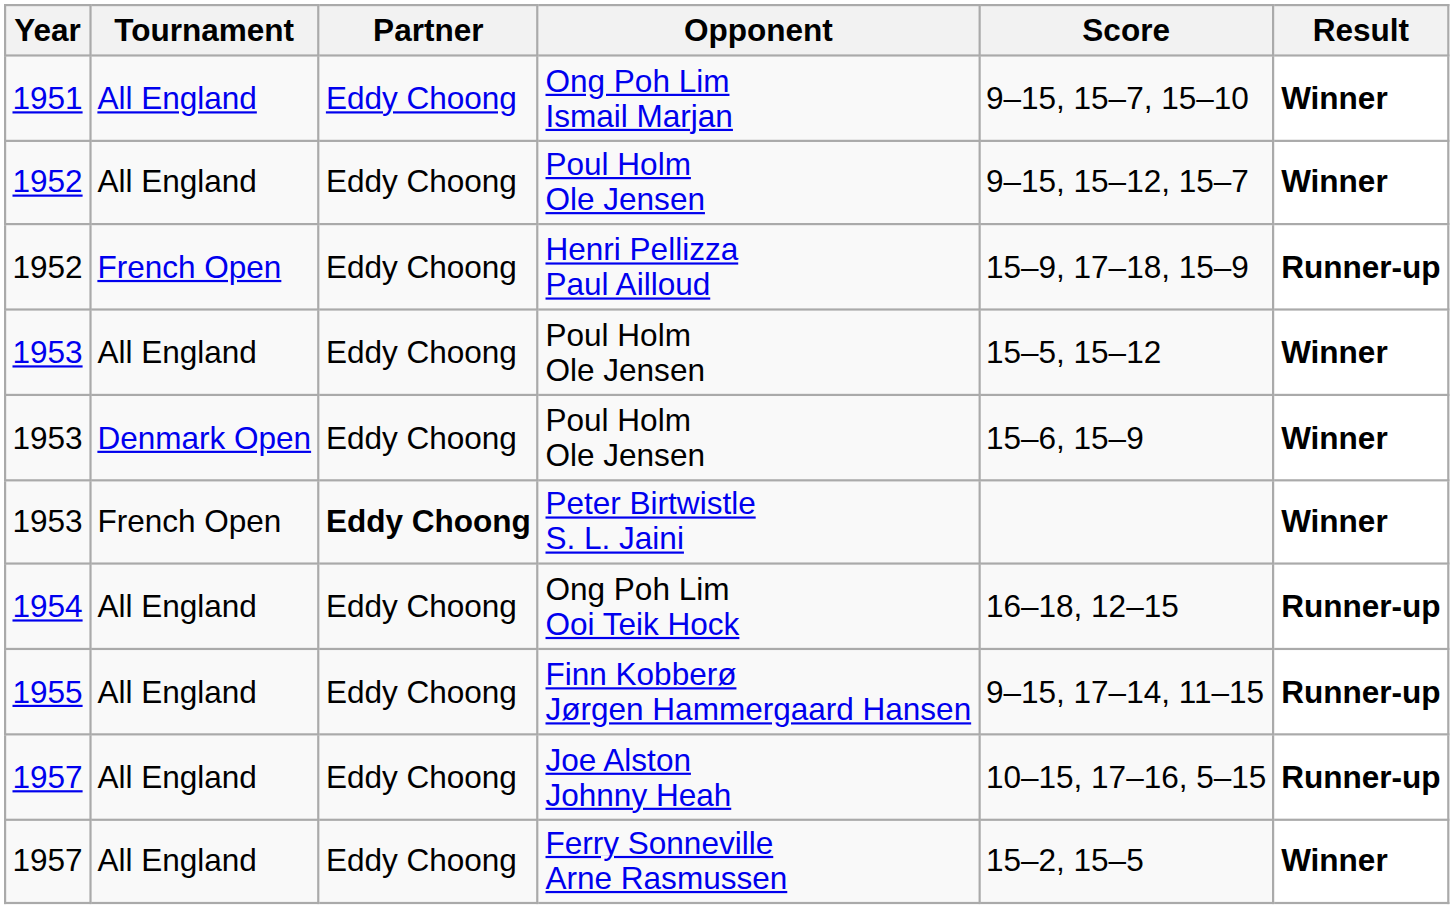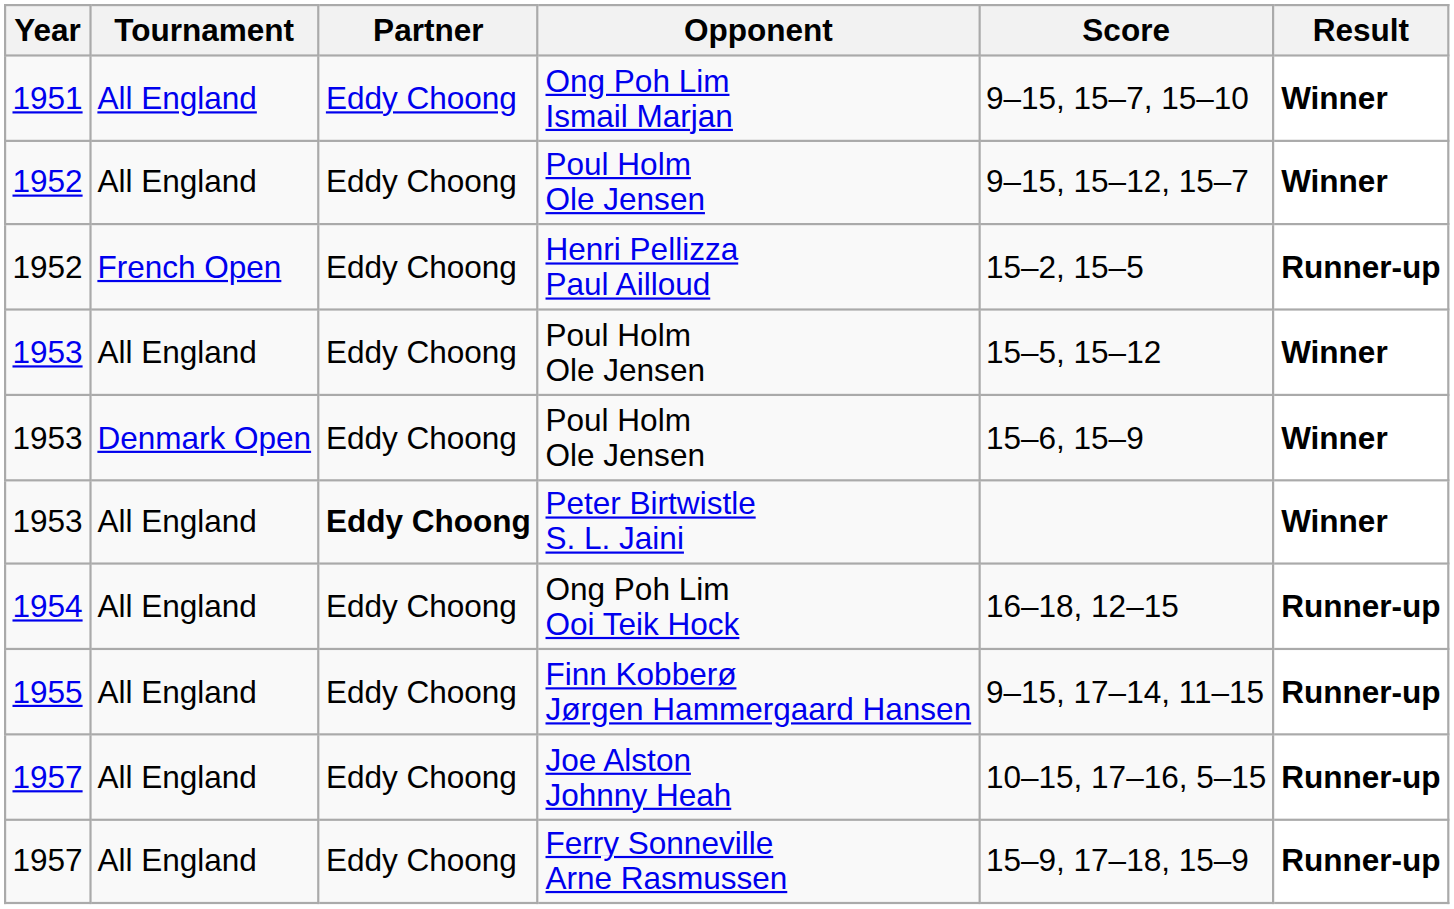(1117, 267) 15–9, 17–18, 15–9 -> (1065, 267) 15–2, 15–5
(189, 522) French Open -> (177, 522) All England
(1065, 862) 15–2, 15–5 -> (1117, 862) 15–9, 17–18, 15–9
(1334, 862) Winner -> (1361, 862) Runner-up
